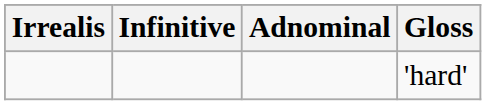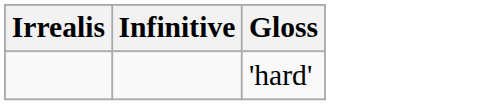- column: (320, 27)
